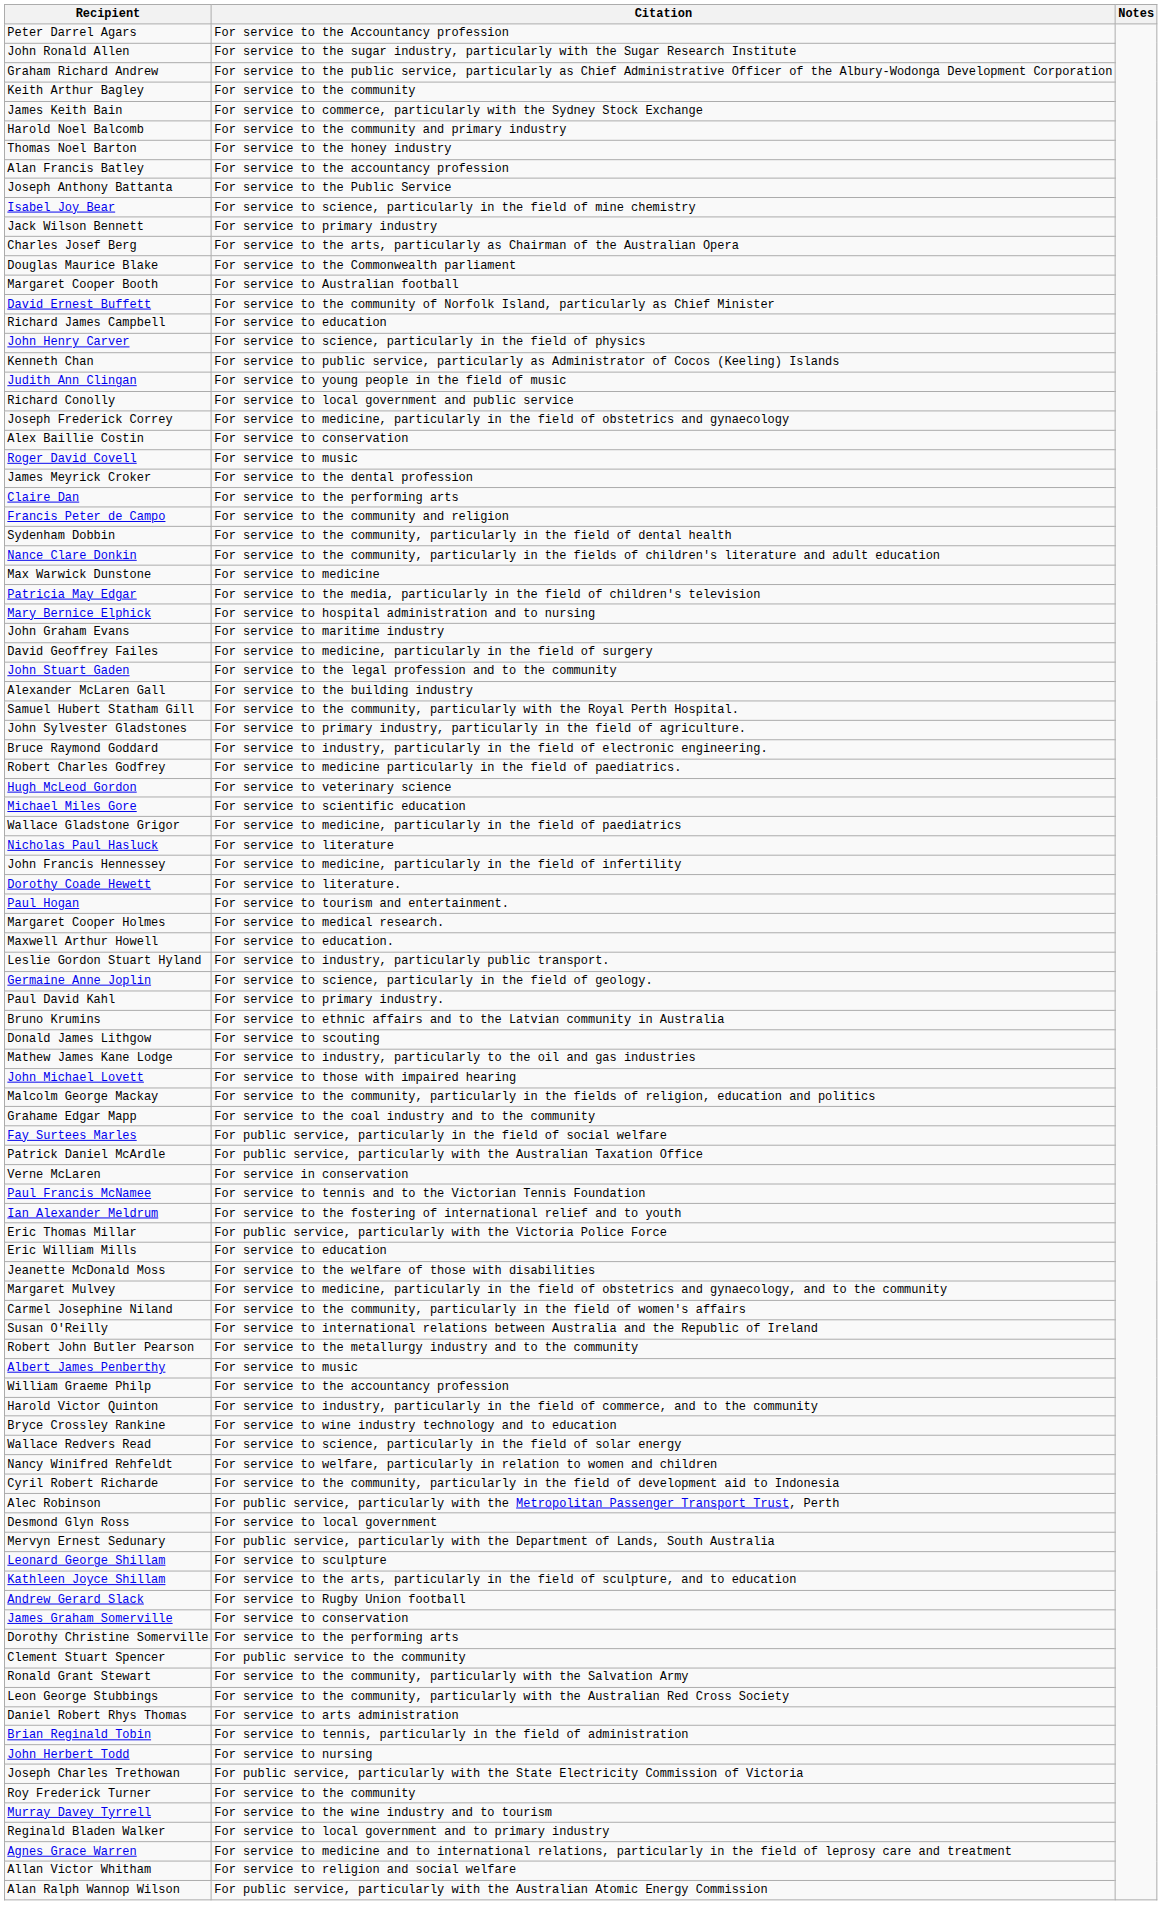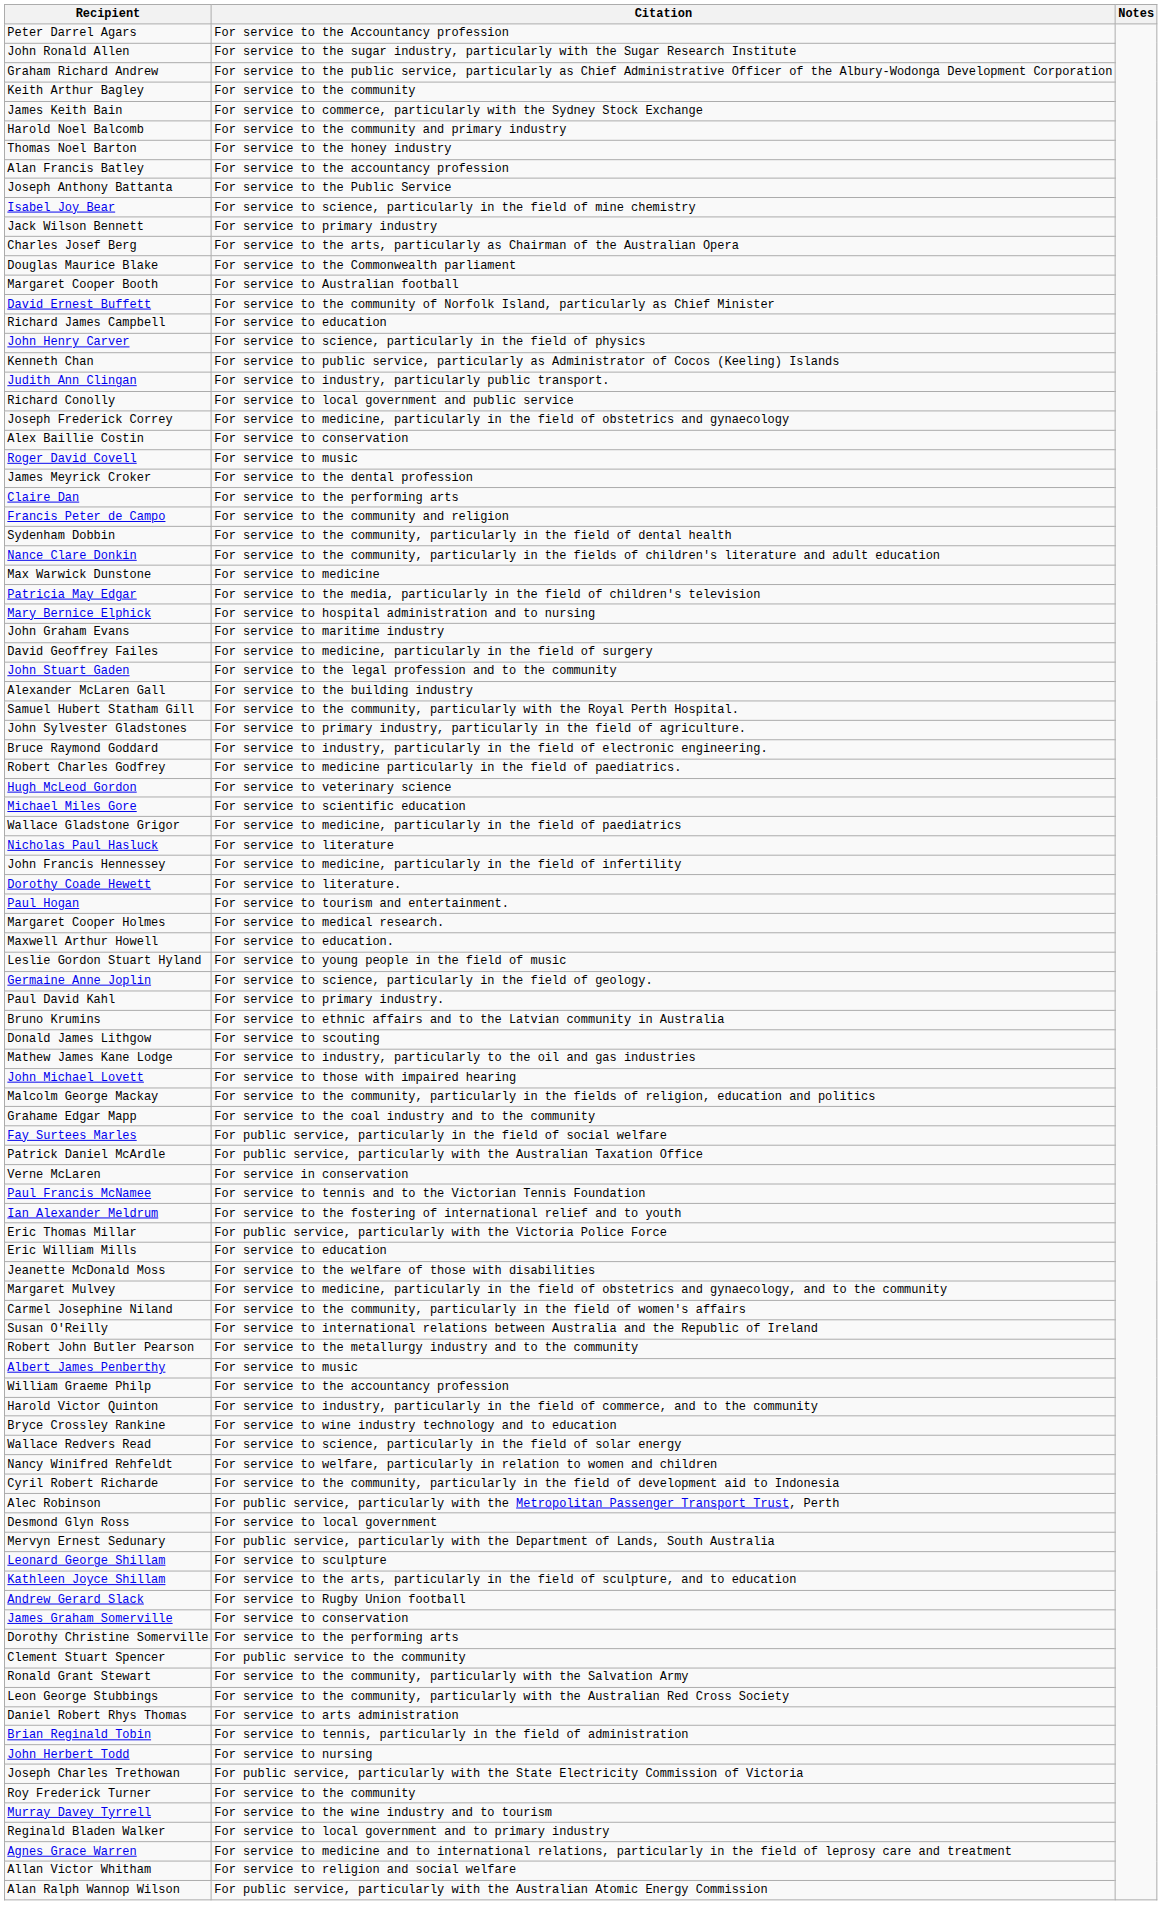(390, 382) For service to young people in the field of music -> (412, 382) For service to industry, particularly public transport.
(412, 962) For service to industry, particularly public transport. -> (390, 962) For service to young people in the field of music
